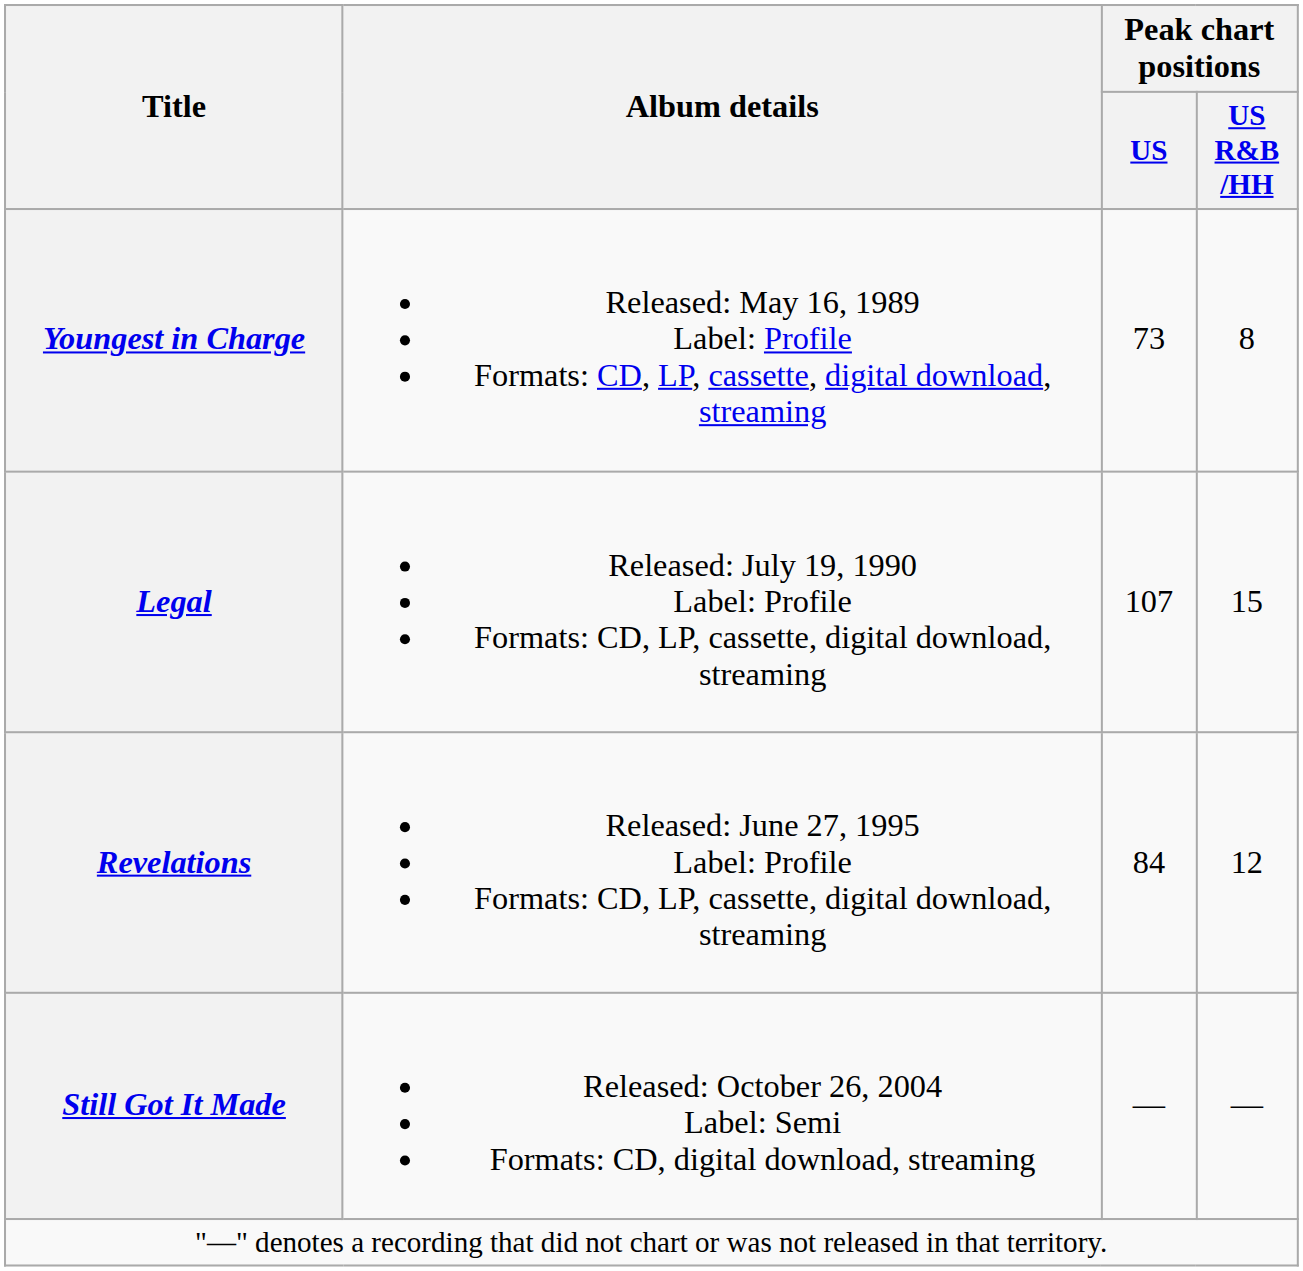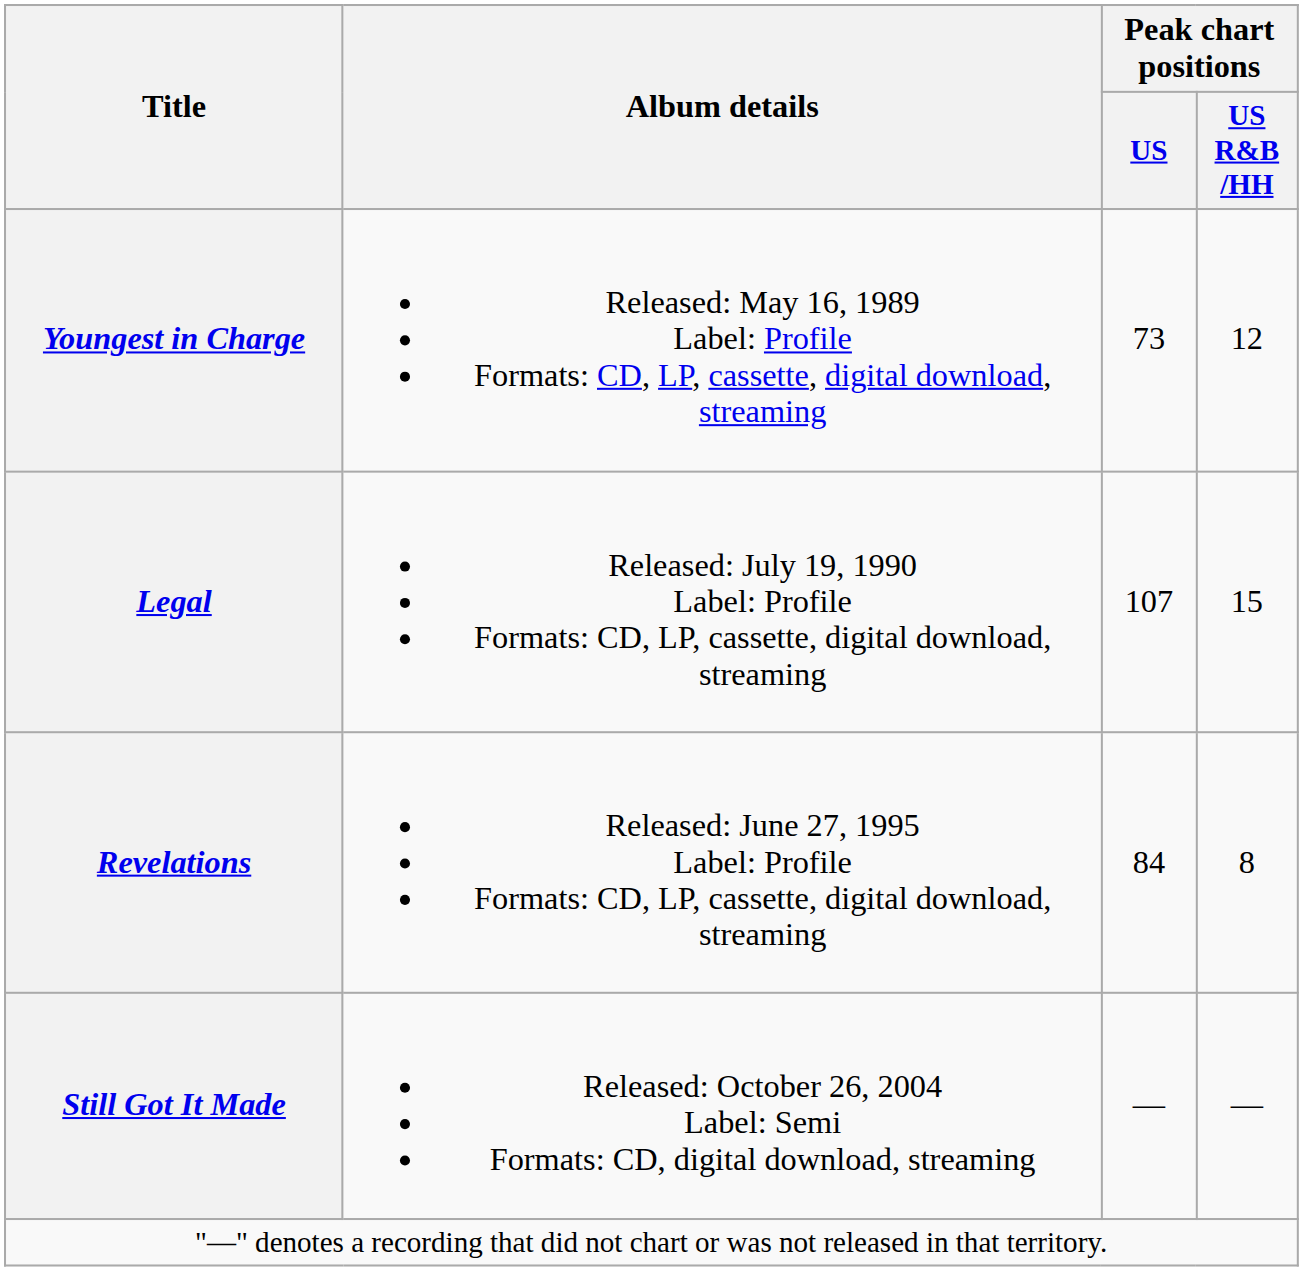(1247, 339) 8 -> (1247, 339) 12
(1247, 862) 12 -> (1247, 862) 8
